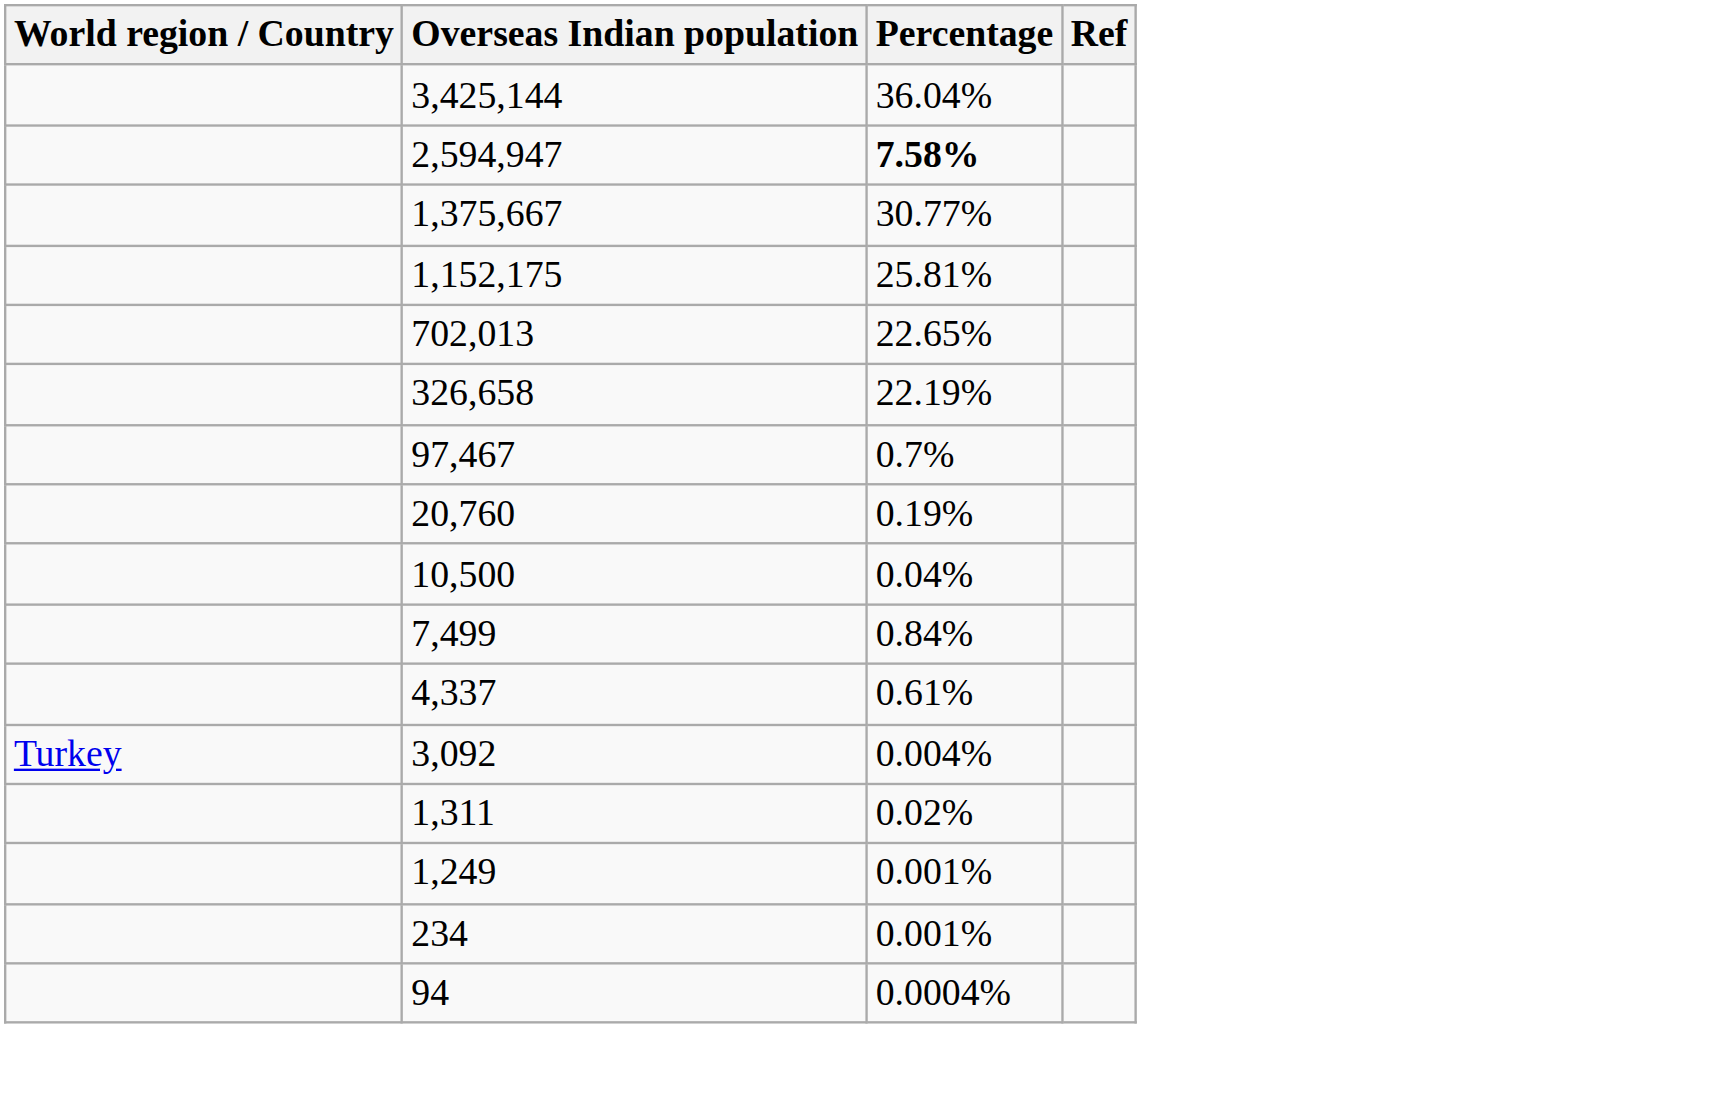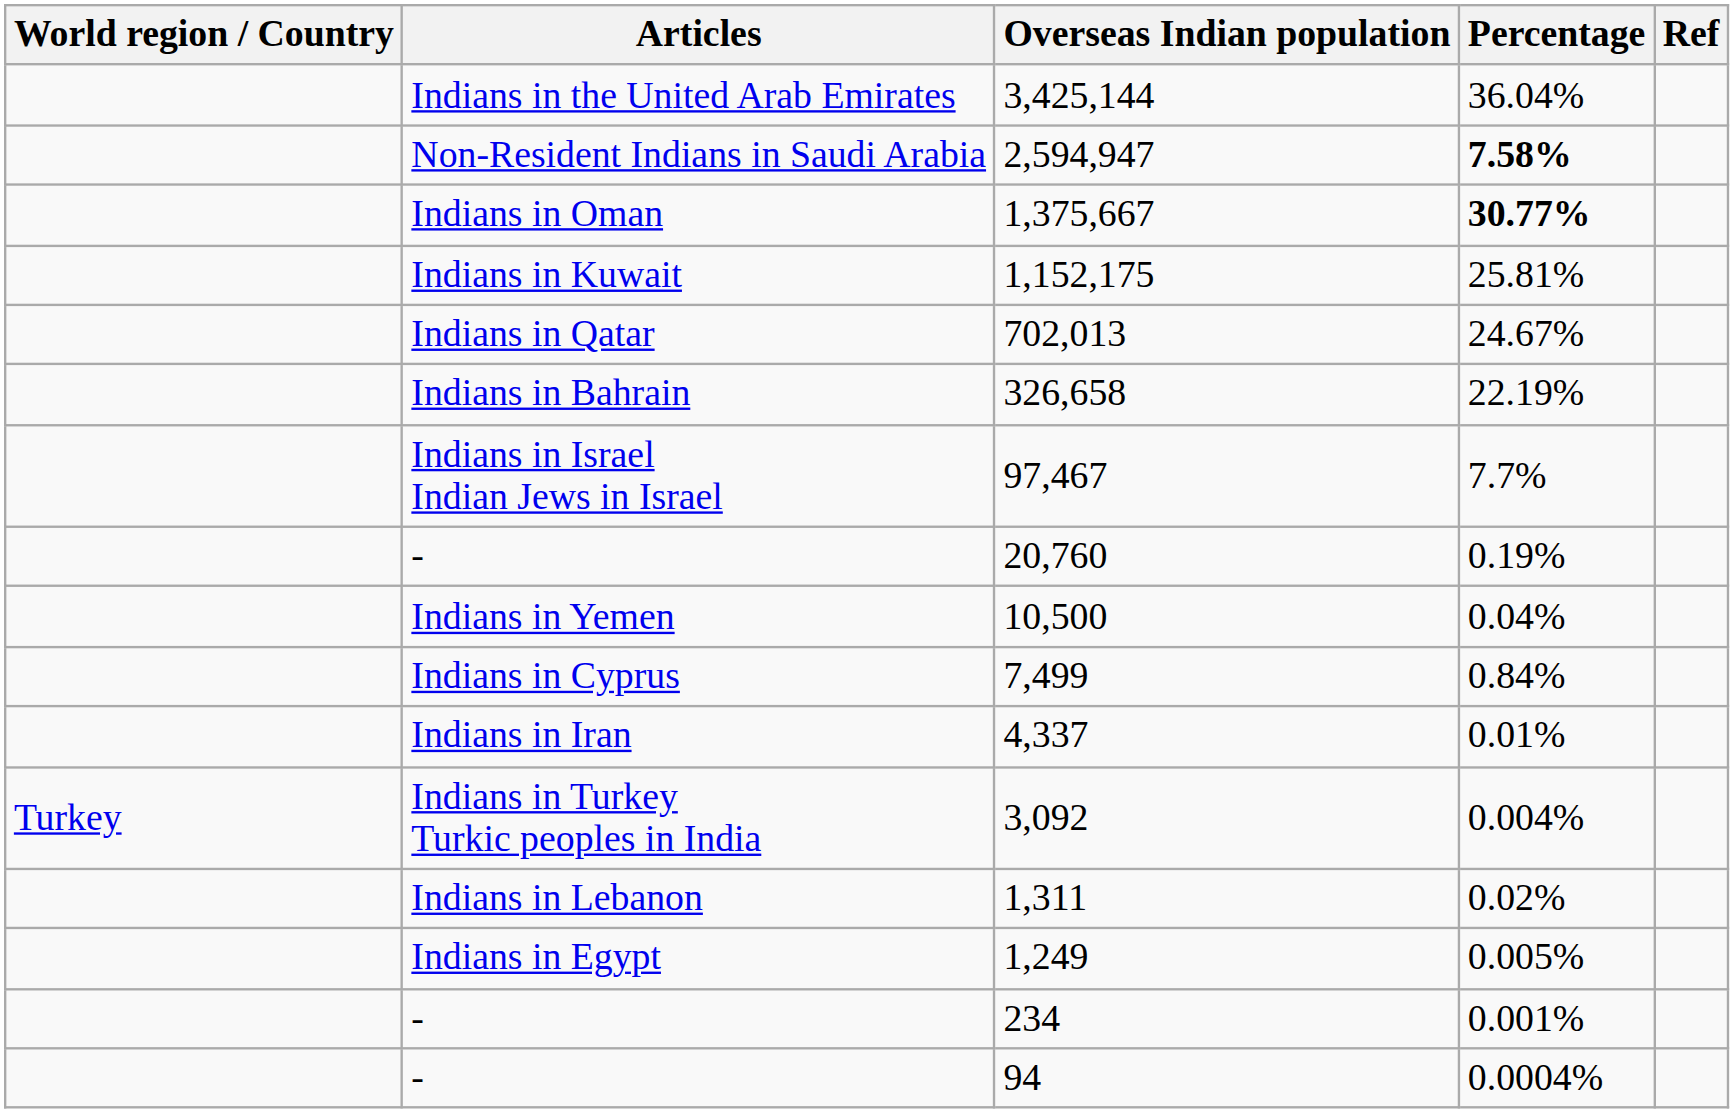+ column: (699, 34)
(934, 214) normal -> (1529, 214) bold
(934, 333) 22.65% -> (1526, 333) 24.67%
(915, 453) 0.7% -> (1507, 474) 7.7%
(924, 693) 0.61% -> (1517, 735) 0.01%
(934, 872) 0.001% -> (1526, 957) 0.005%
